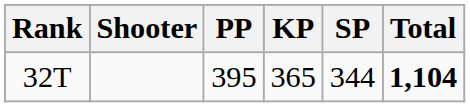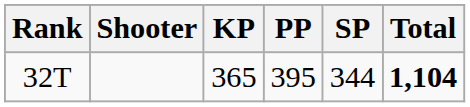columns swapped: (234, 28) <-> (293, 28)
